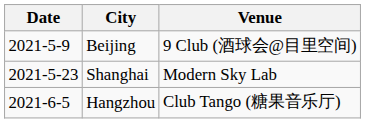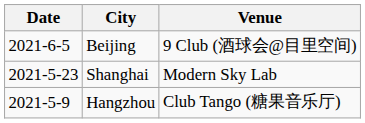(39, 46) 2021-5-9 -> (39, 46) 2021-6-5
(39, 102) 2021-6-5 -> (39, 102) 2021-5-9
